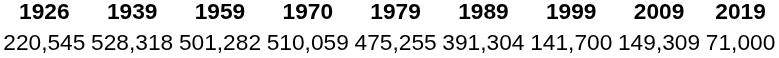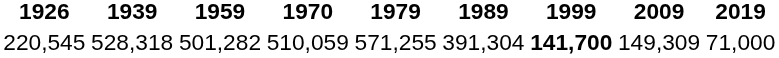(396, 43) 475,255 -> (396, 43) 571,255
(571, 43) normal -> (571, 43) bold
